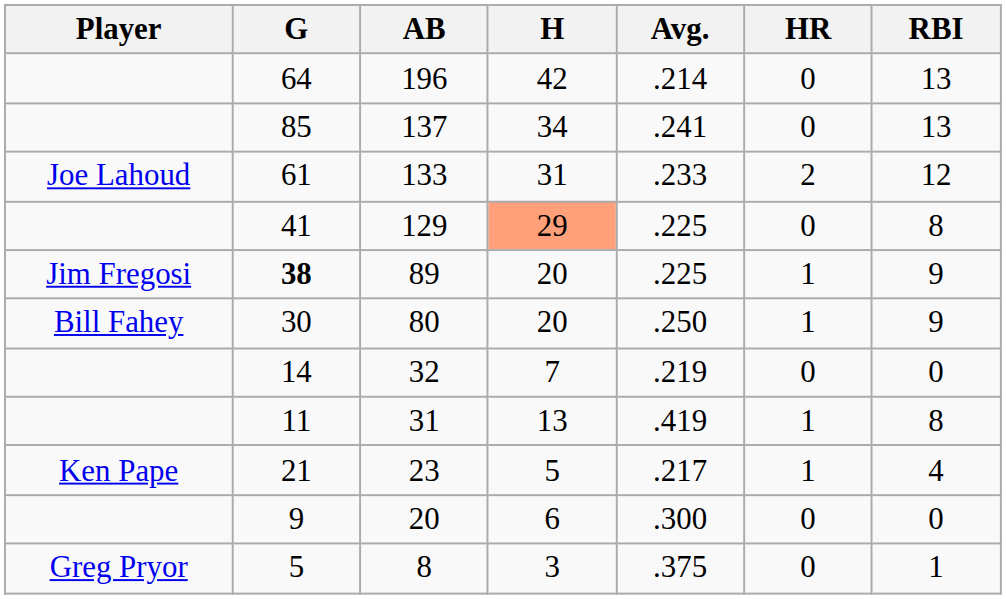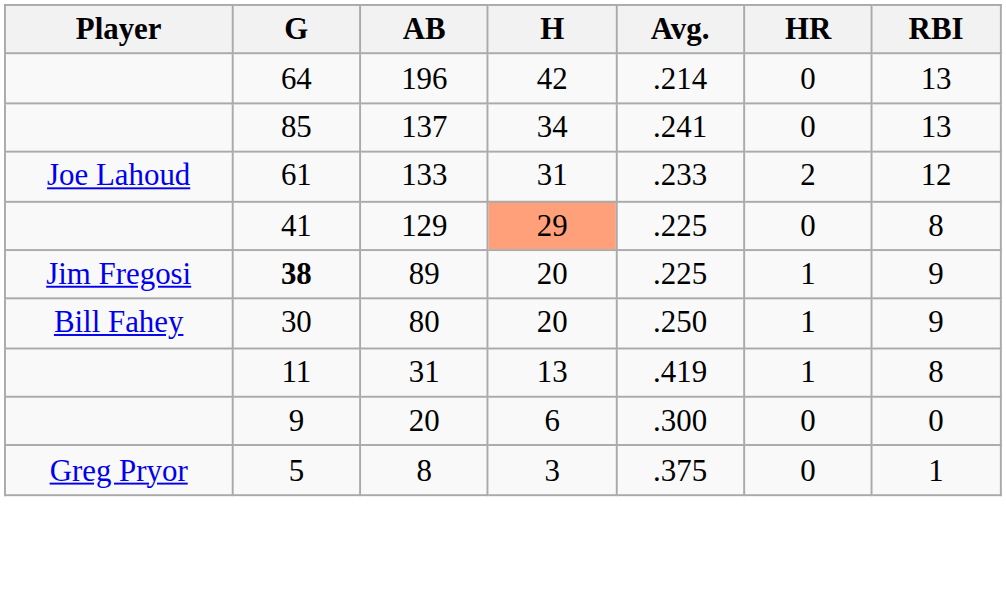- row: (424, 371)
- row: (424, 469)
